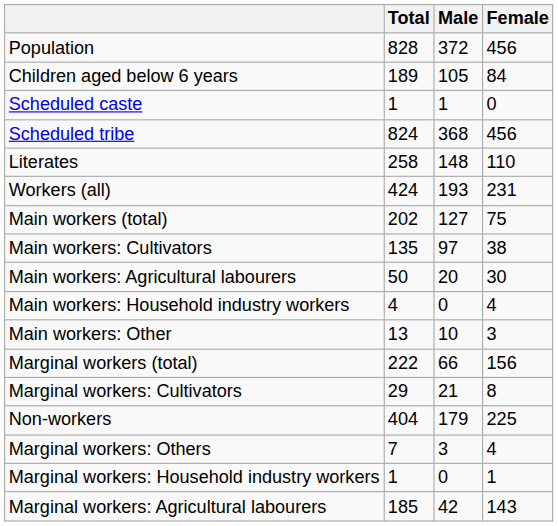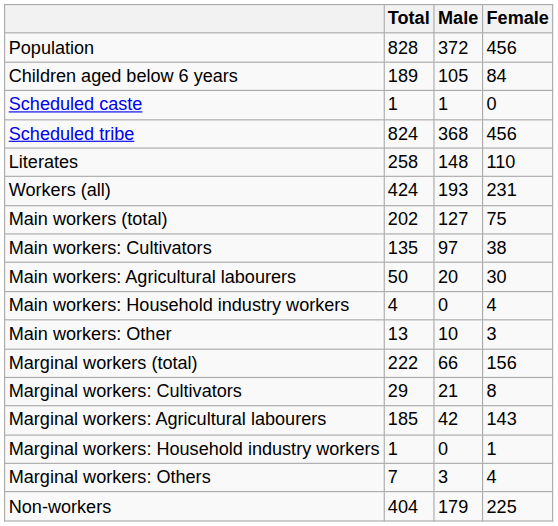rows swapped: (167, 506) <-> (60, 420)
rows swapped: (194, 477) <-> (110, 448)
